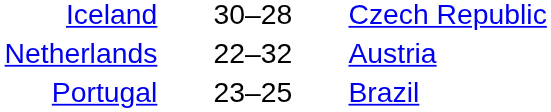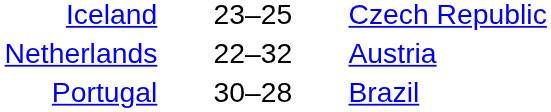(253, 14) 30–28 -> (253, 14) 23–25
(253, 92) 23–25 -> (253, 92) 30–28
